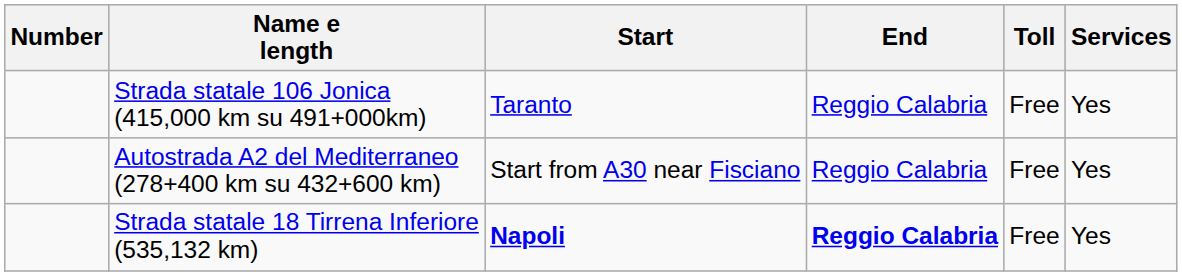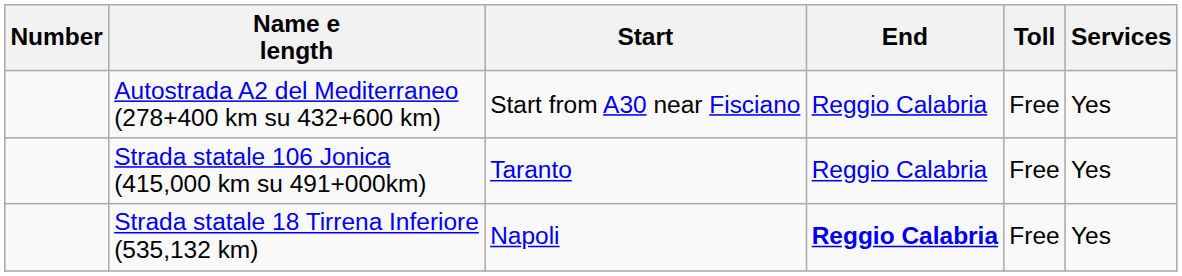rows swapped: (286, 170) <-> (270, 104)
(528, 236) bold -> (525, 236) normal
